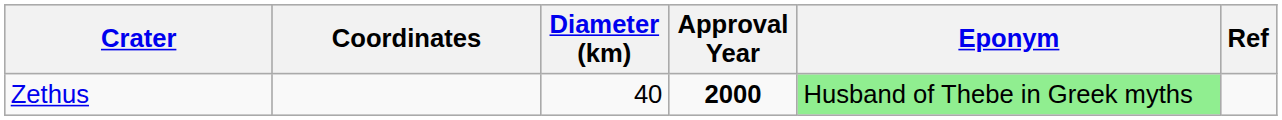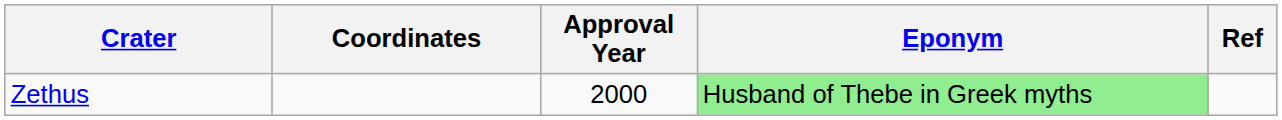- column: (604, 39)
(733, 94) bold -> (619, 94) normal
